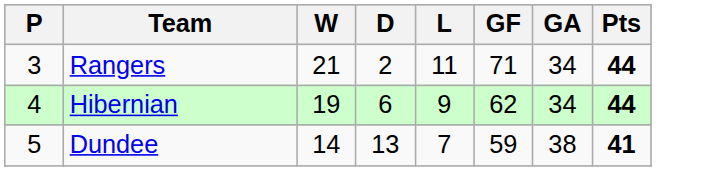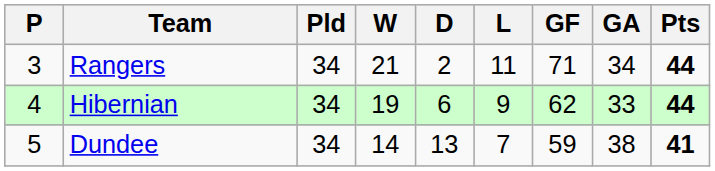+ column: (326, 24)
(562, 104) 34 -> (621, 104) 33
